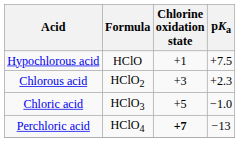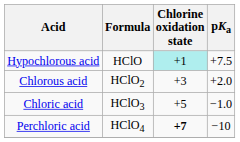(180, 60) no background -> (180, 60) paleturquoise background
(221, 81) +2.3 -> (221, 81) +2.0
(221, 126) −13 -> (221, 126) −10
